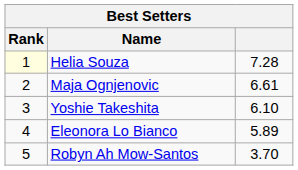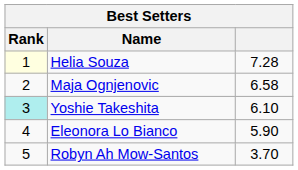(264, 85) 6.61 -> (264, 85) 6.58
(26, 108) no background -> (26, 108) paleturquoise background
(264, 131) 5.89 -> (264, 131) 5.90
